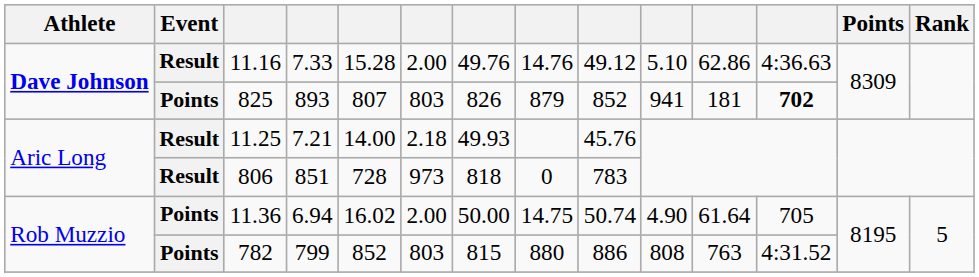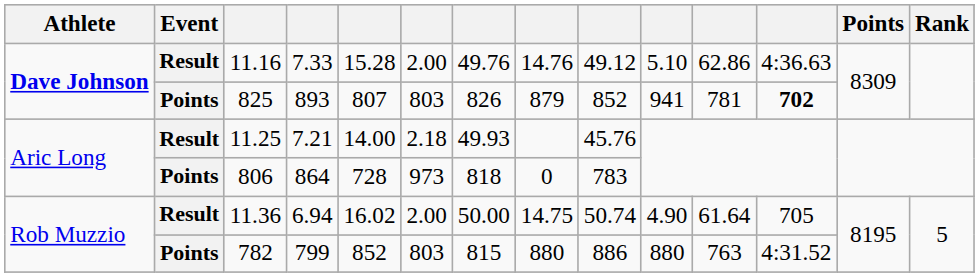(724, 100) 181 -> (724, 100) 781
(189, 176) Result -> (189, 176) Points
(312, 176) 851 -> (312, 176) 864
(189, 215) Points -> (189, 215) Result
(667, 253) 808 -> (667, 253) 880
